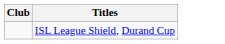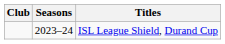+ column: (54, 13)
